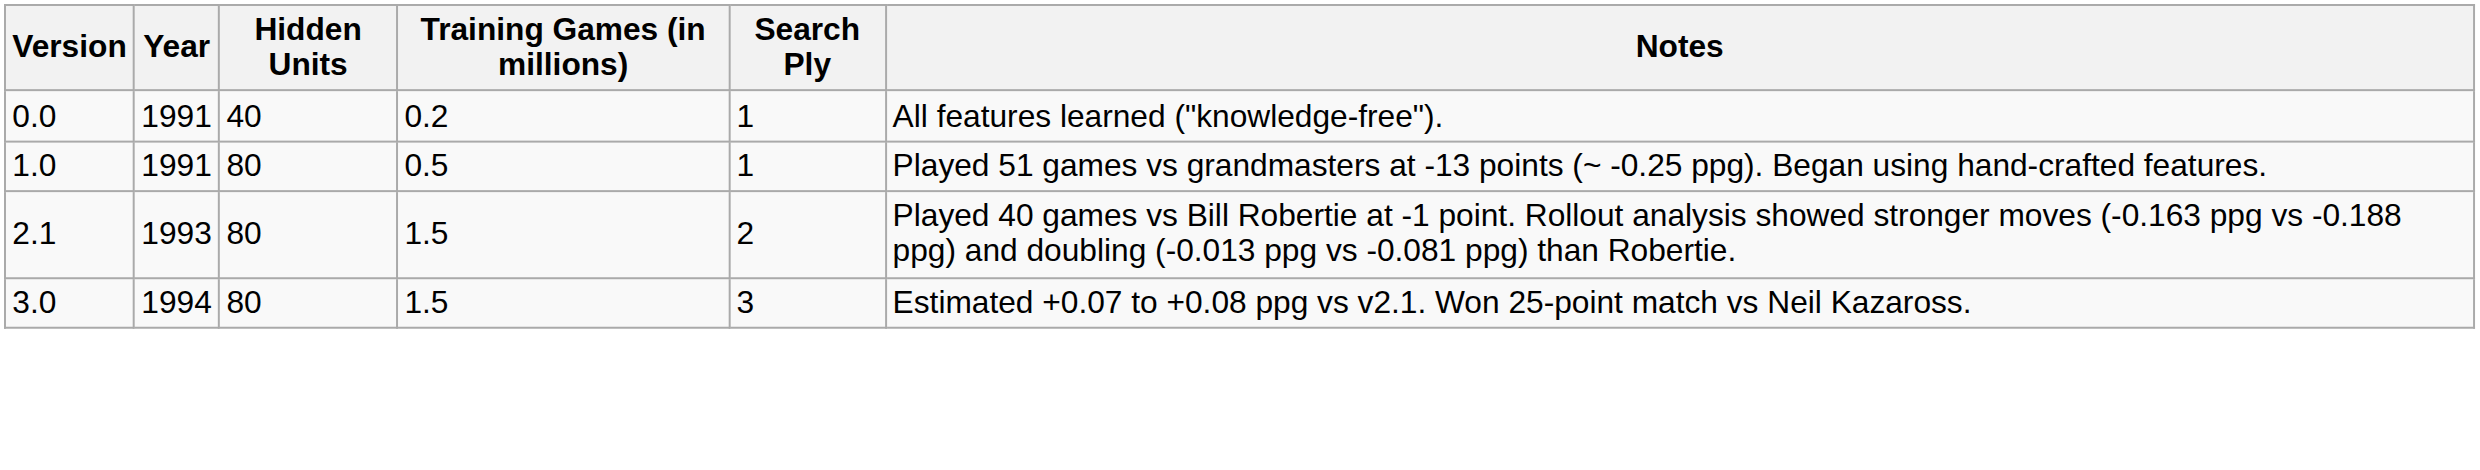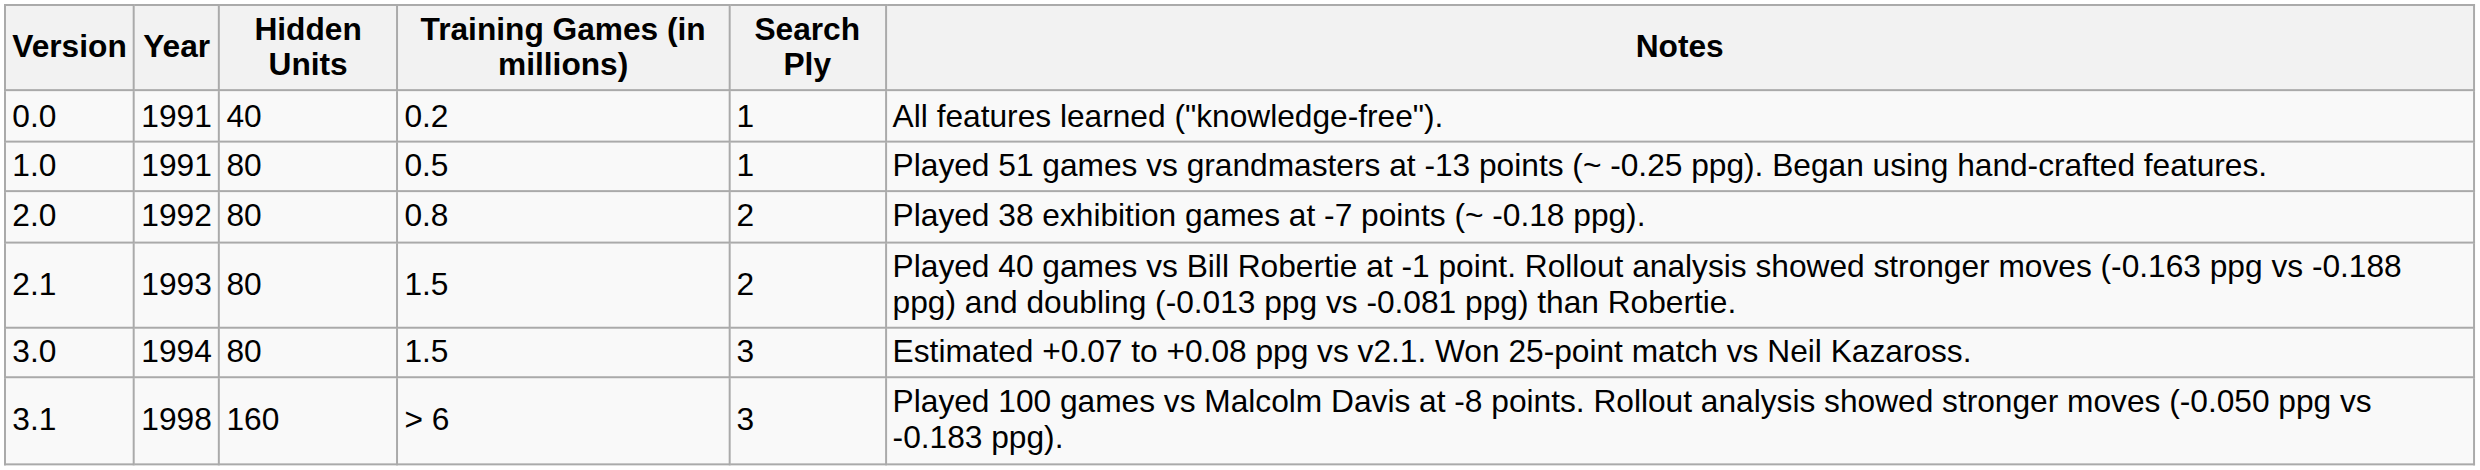+ row: (34, 215)
+ row: (34, 420)
